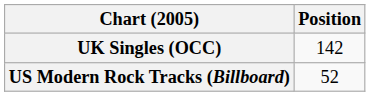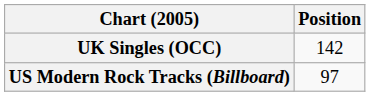(330, 76) 52 -> (330, 76) 97
